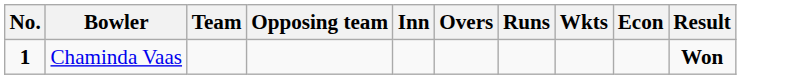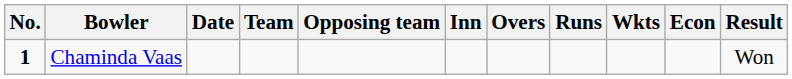+ column: (213, 22)
(702, 56) bold -> (754, 56) normal
